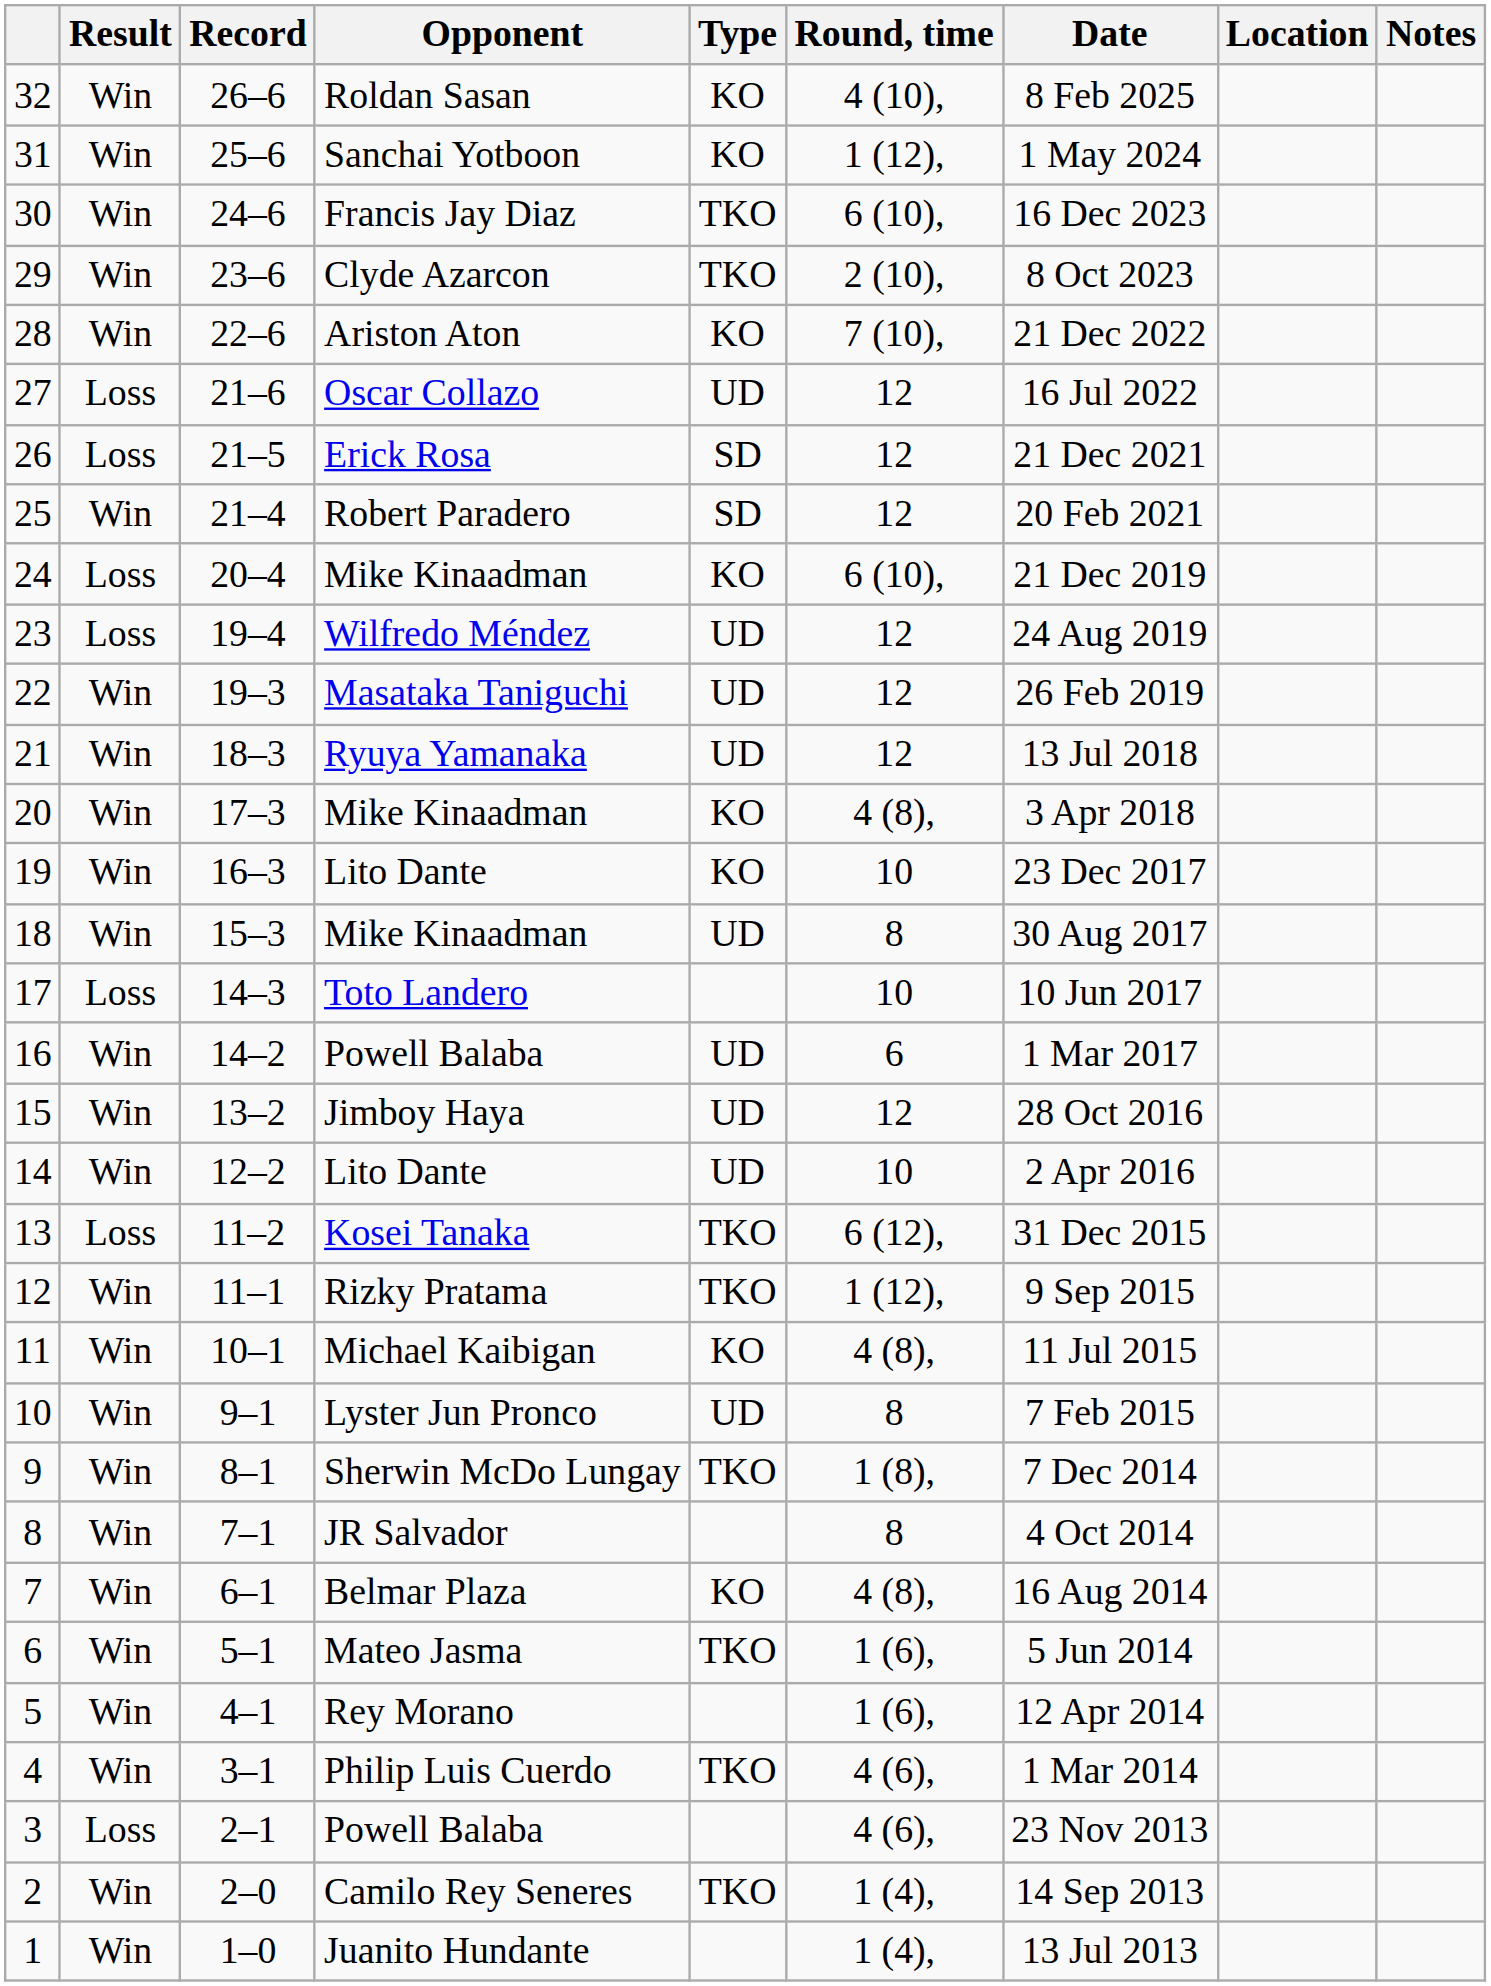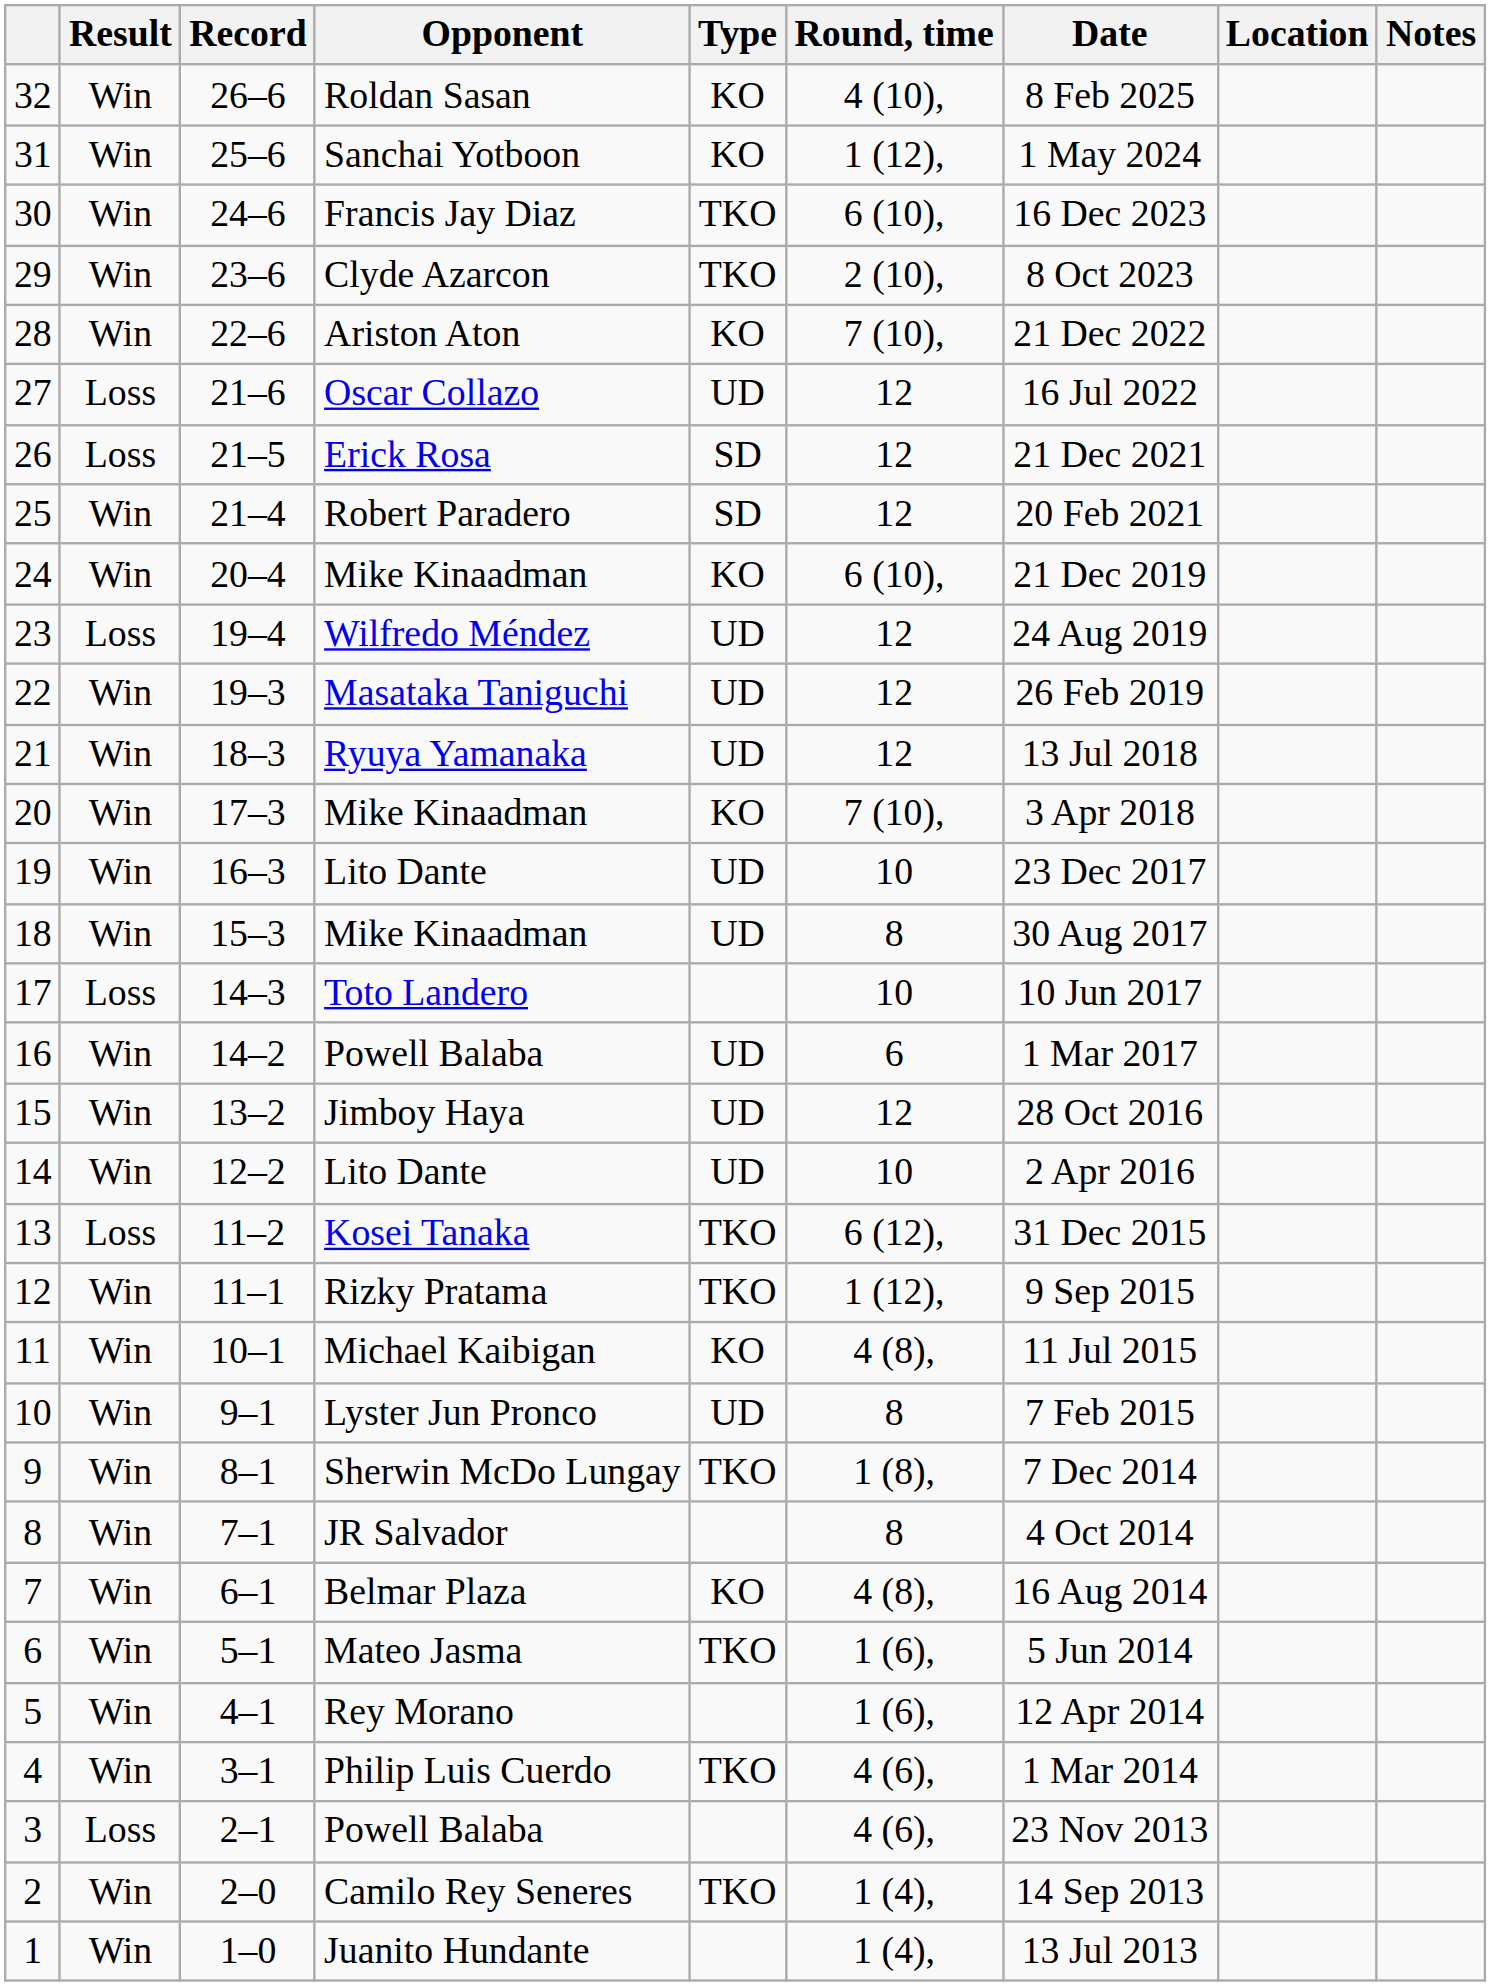(120, 573) Loss -> (120, 573) Win
(894, 812) 4 (8), -> (894, 812) 7 (10),
(738, 872) KO -> (738, 872) UD
